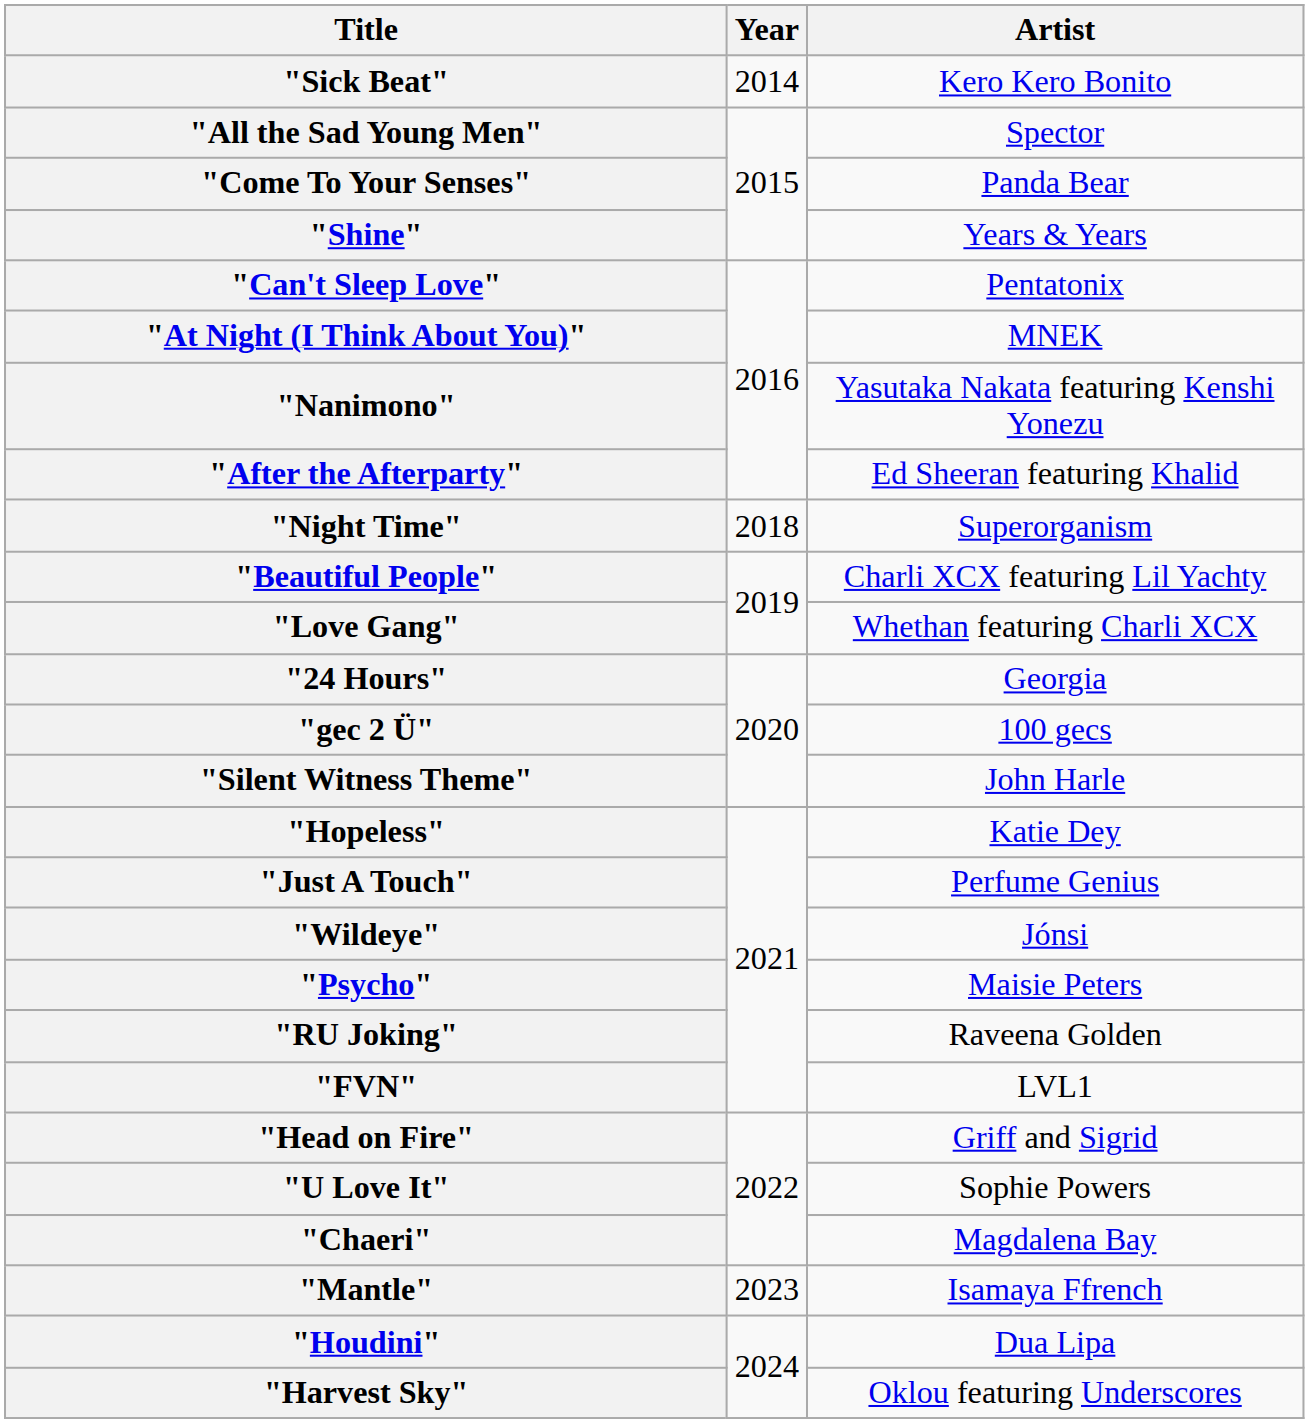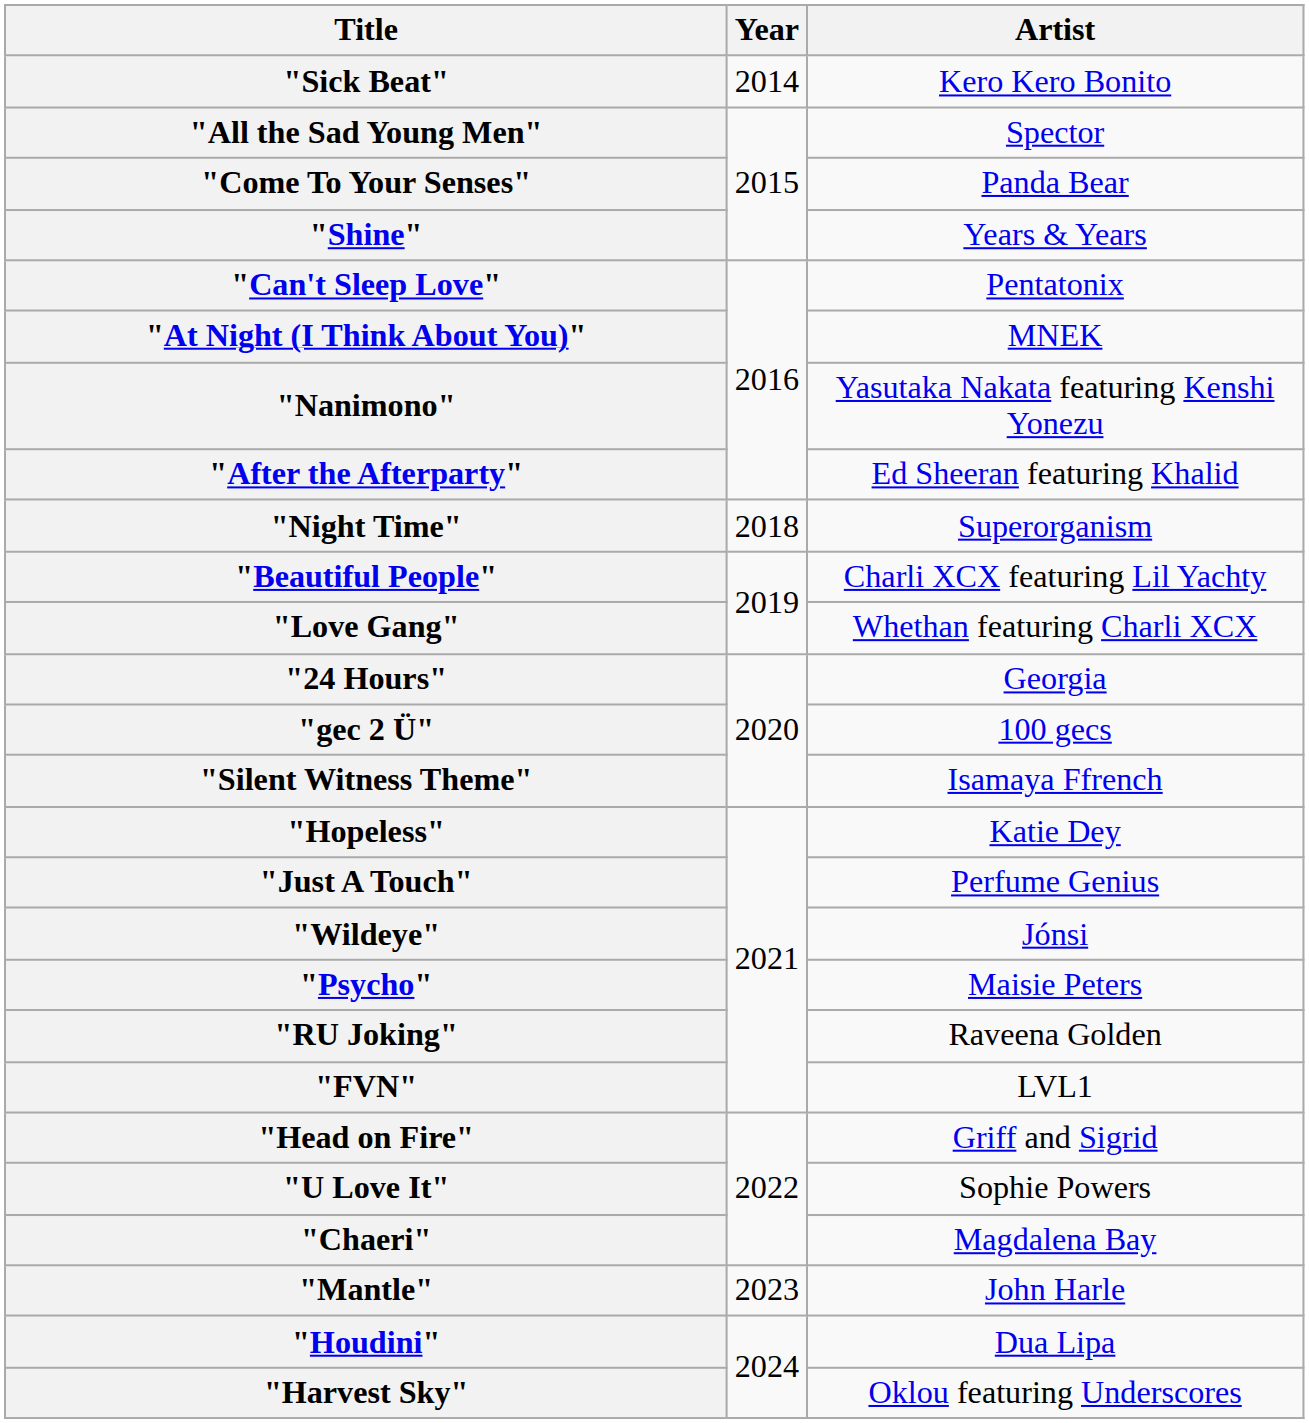(1055, 780) John Harle -> (1055, 780) Isamaya Ffrench
(1055, 1290) Isamaya Ffrench -> (1055, 1290) John Harle
